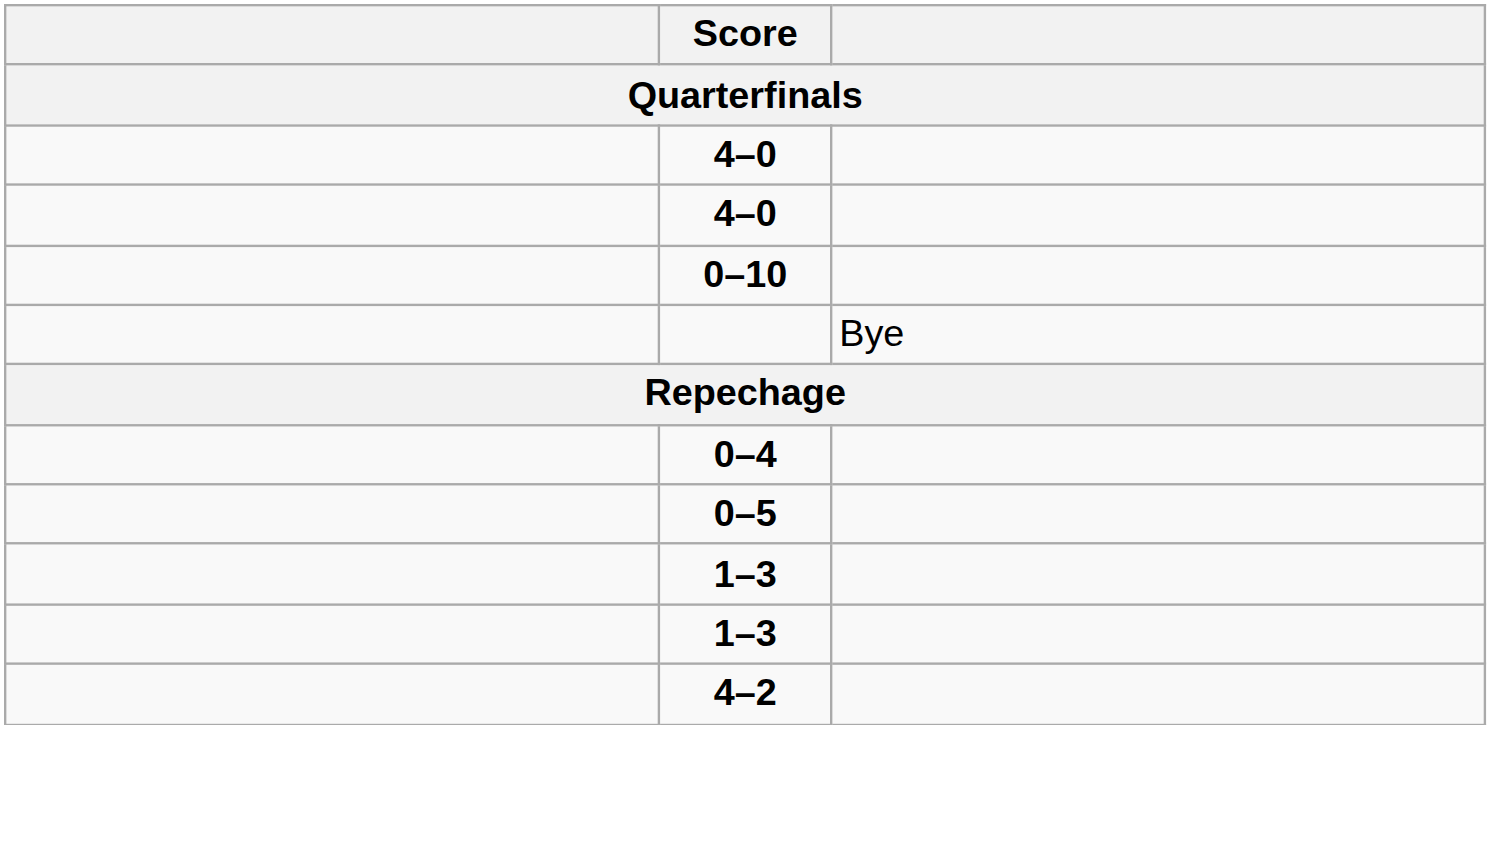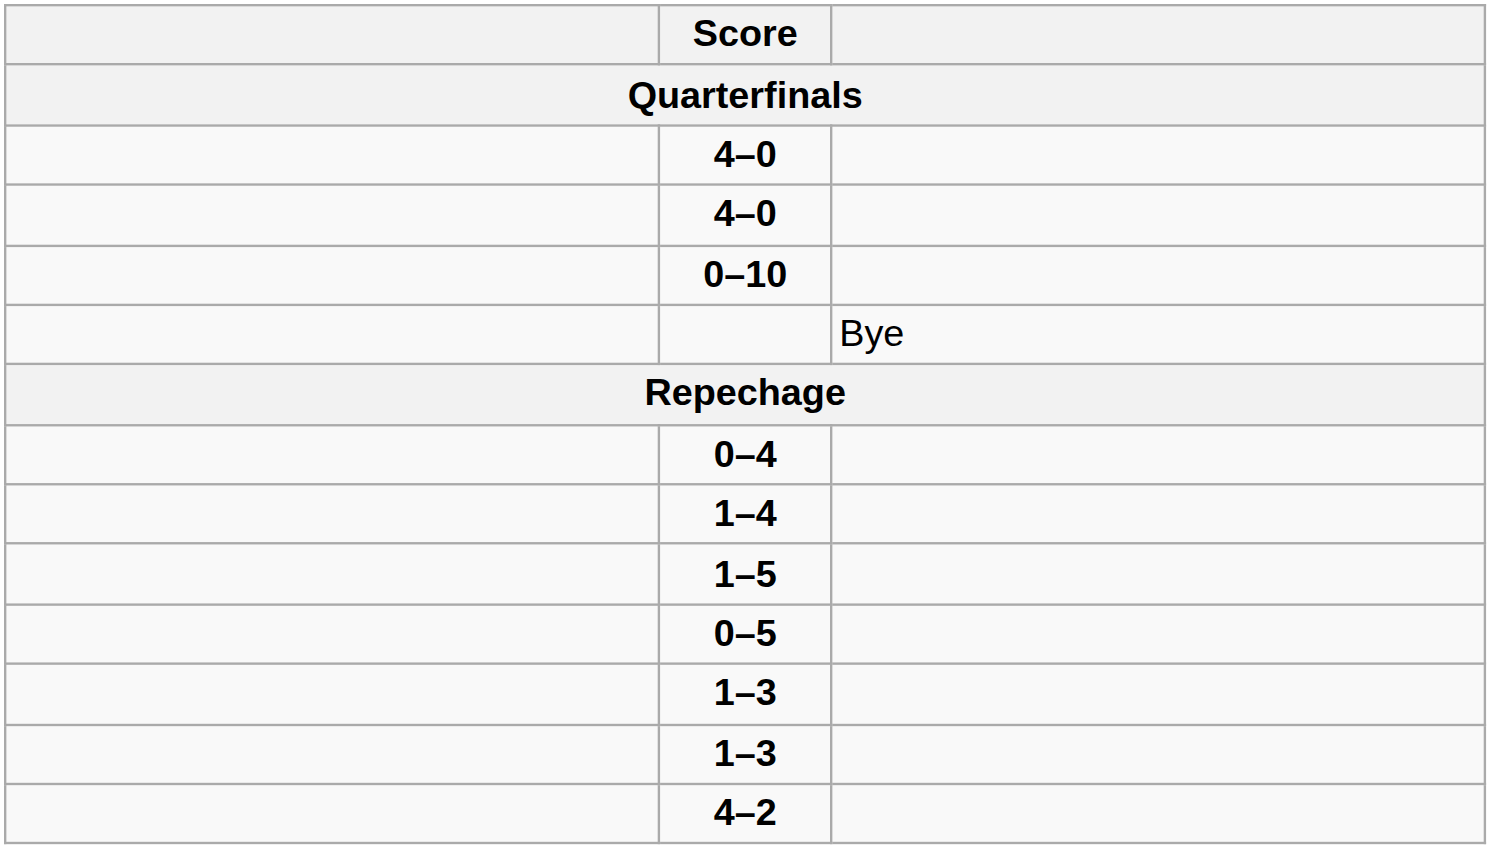+ row: (745, 513)
+ row: (745, 573)
